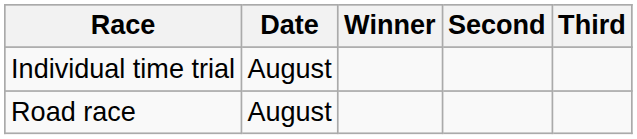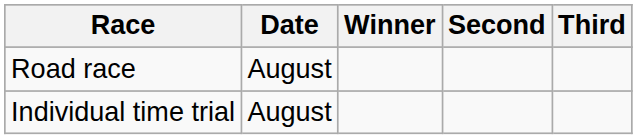rows swapped: (73, 111) <-> (123, 68)
